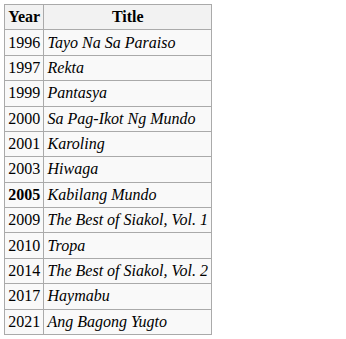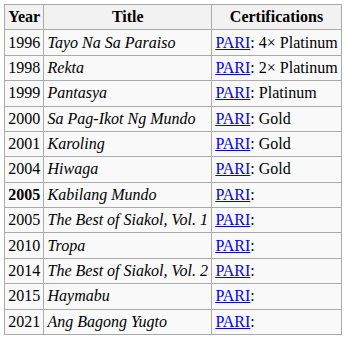+ column: (276, 17)
(24, 67) 1997 -> (24, 67) 1998
(24, 169) 2003 -> (24, 169) 2004
(24, 220) 2009 -> (24, 220) 2005
(24, 296) 2017 -> (24, 296) 2015
